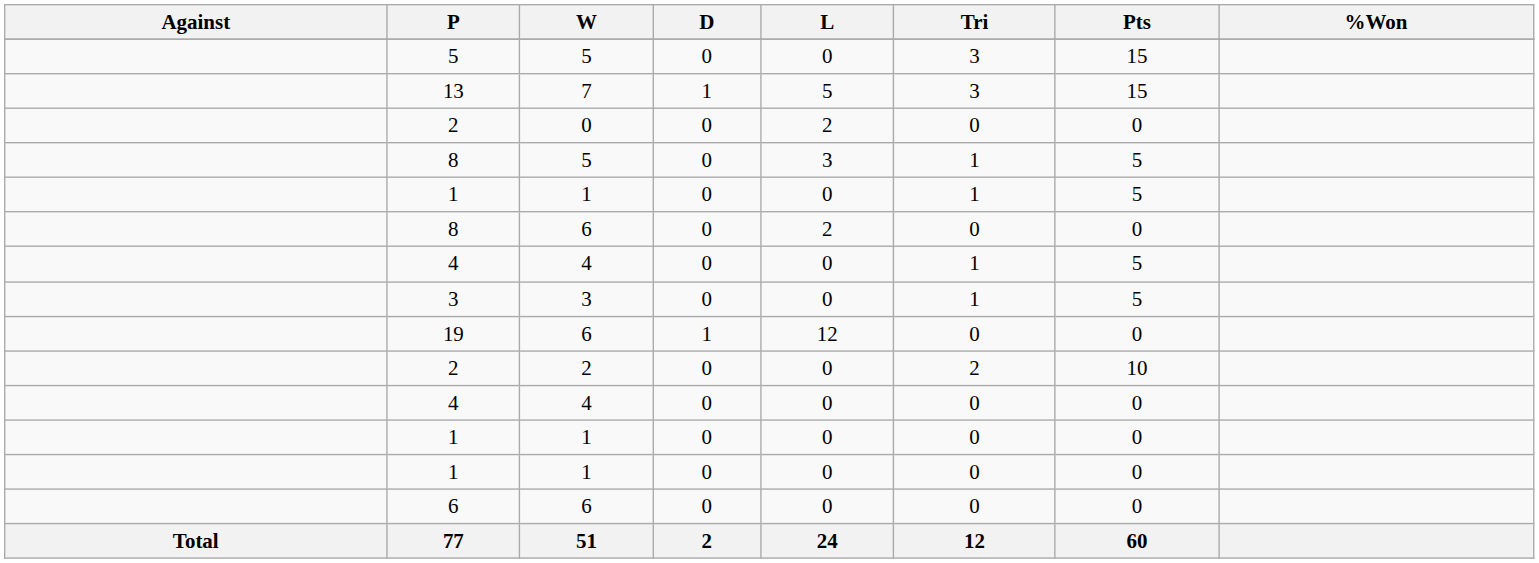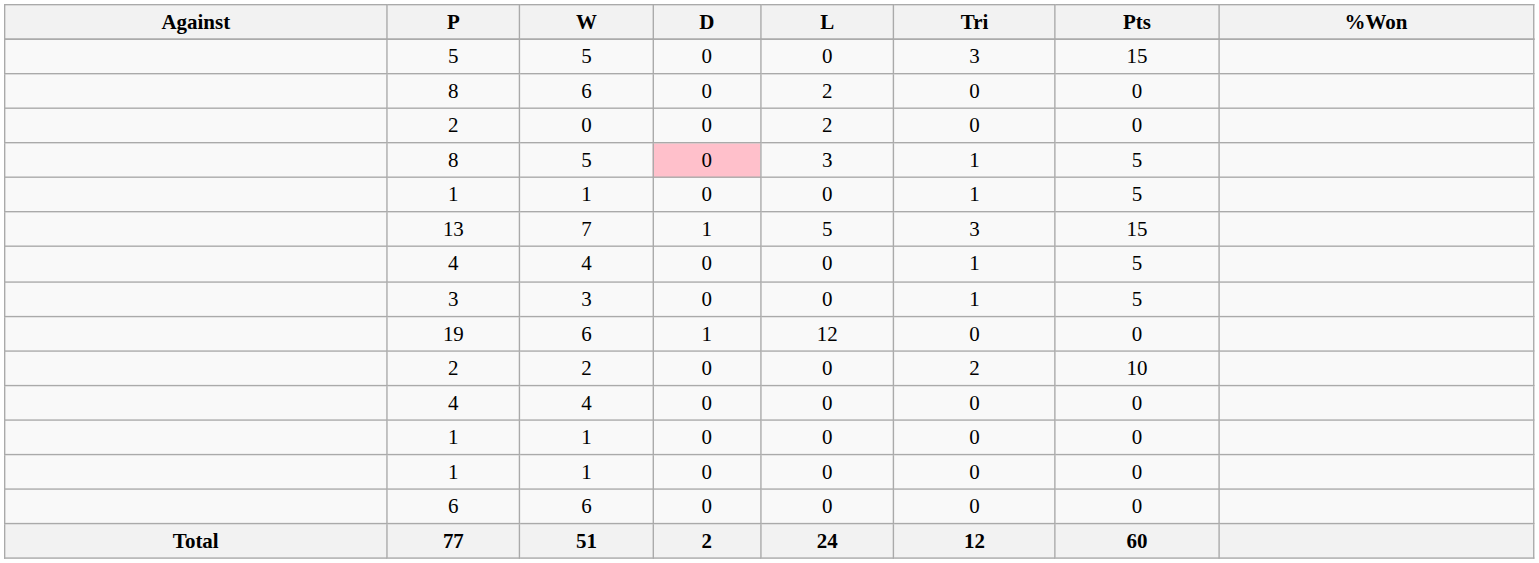rows swapped: (453, 91) <-> (453, 229)
(707, 160) no background -> (707, 160) pink background
